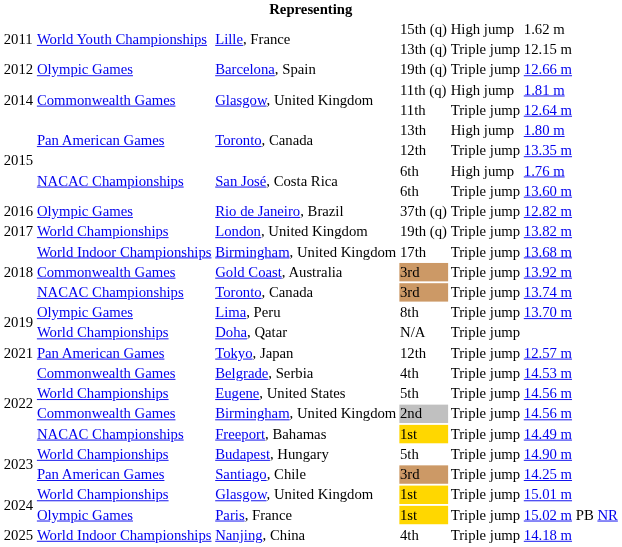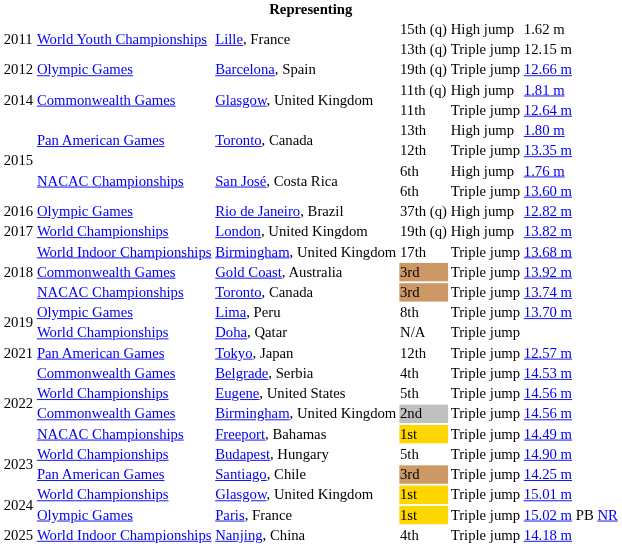(485, 211) Triple jump -> (482, 211) High jump
(485, 231) Triple jump -> (482, 231) High jump
